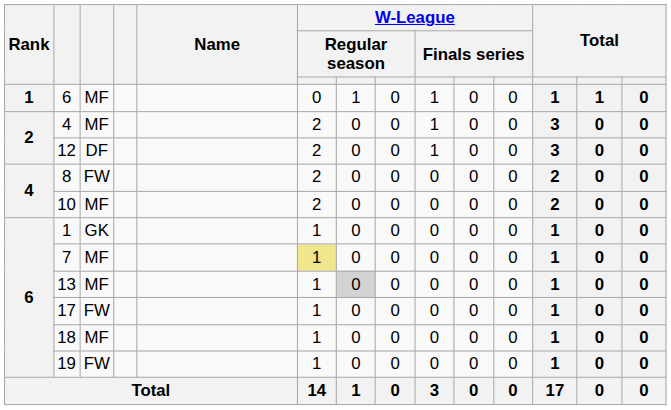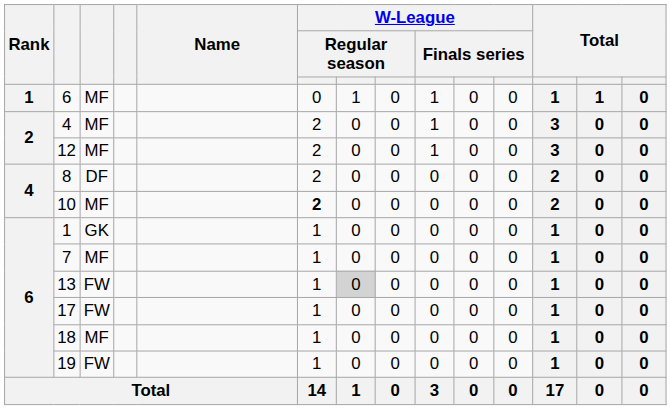(97, 151) DF -> (97, 151) MF
(97, 177) FW -> (97, 177) DF
(317, 204) normal -> (317, 204) bold
(317, 257) khaki background -> (317, 257) no background
(97, 284) MF -> (97, 284) FW
